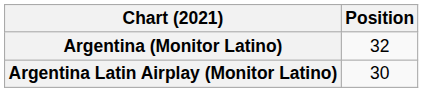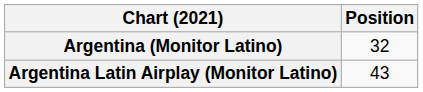(380, 73) 30 -> (380, 73) 43
